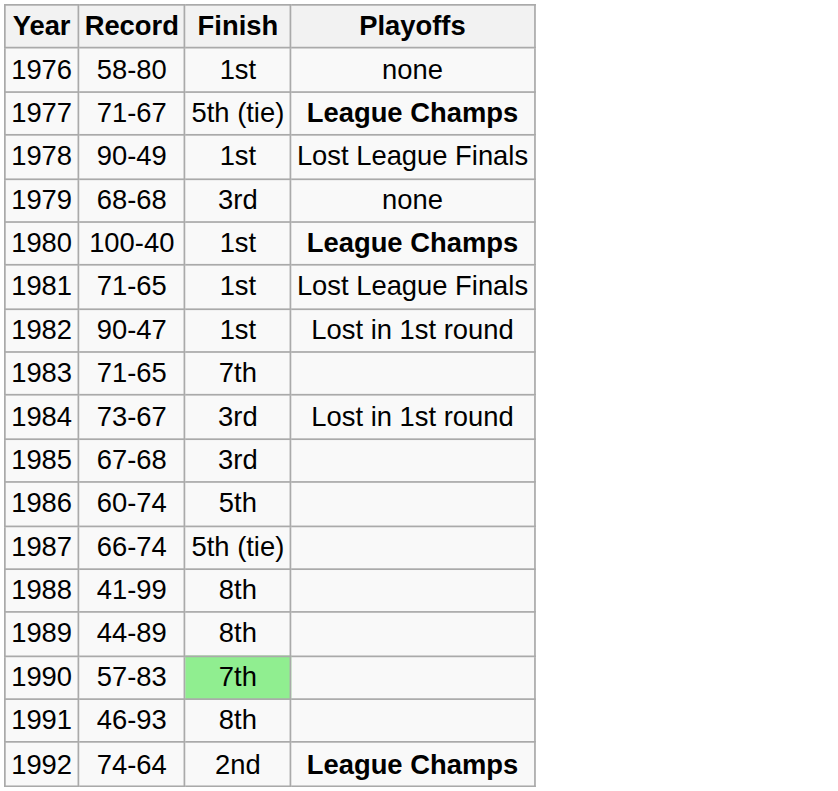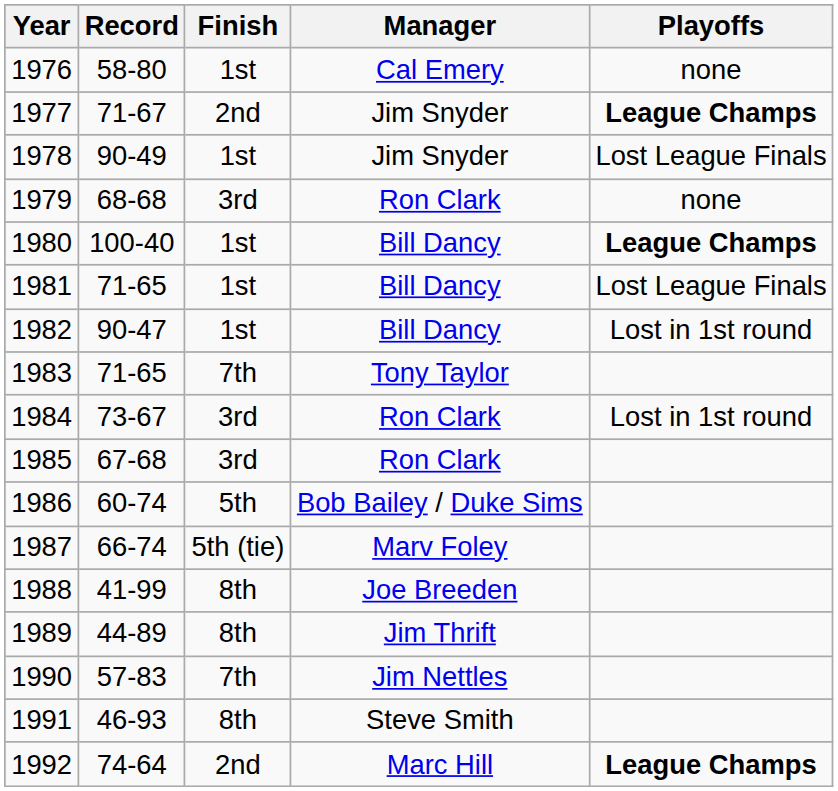+ column: (440, 26)
(238, 112) 5th (tie) -> (238, 112) 2nd
(238, 677) lightgreen background -> (238, 677) no background
